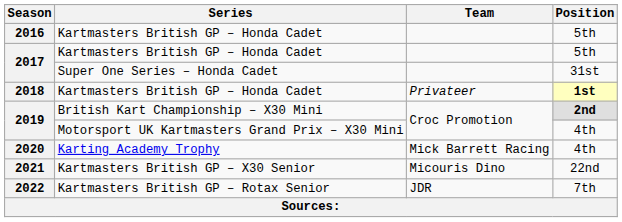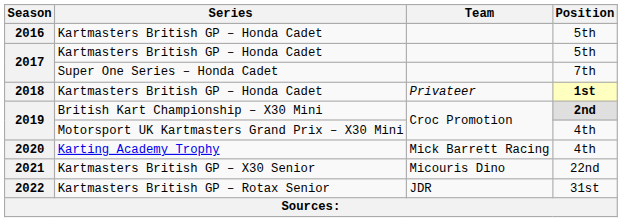(585, 72) 31st -> (585, 72) 7th
(585, 188) 7th -> (585, 188) 31st
